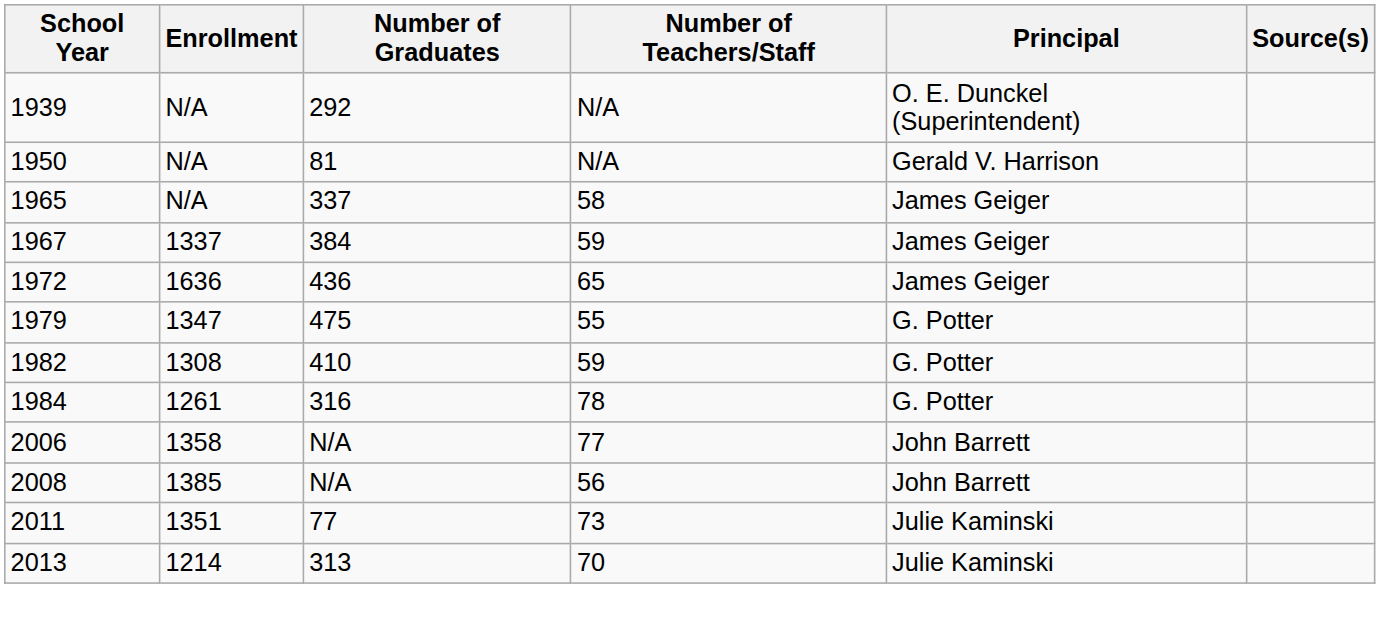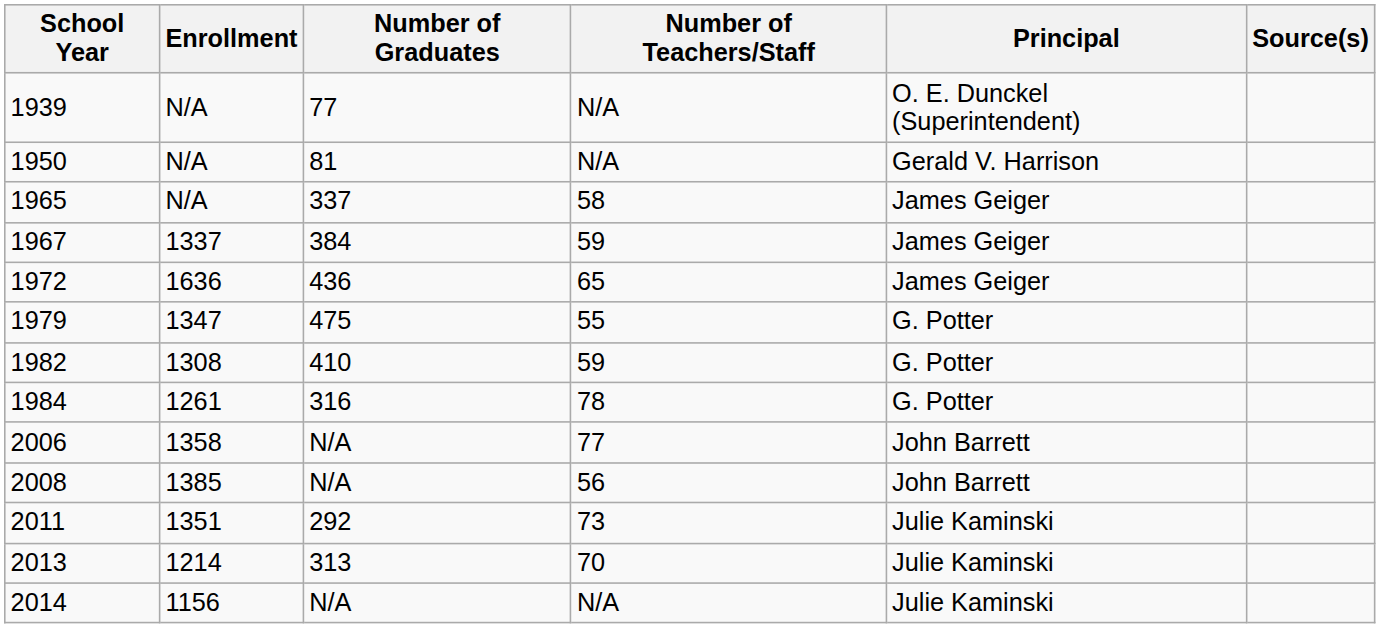(330, 107) 292 -> (323, 107) 77
(323, 522) 77 -> (330, 522) 292
+ row: (39, 602)
